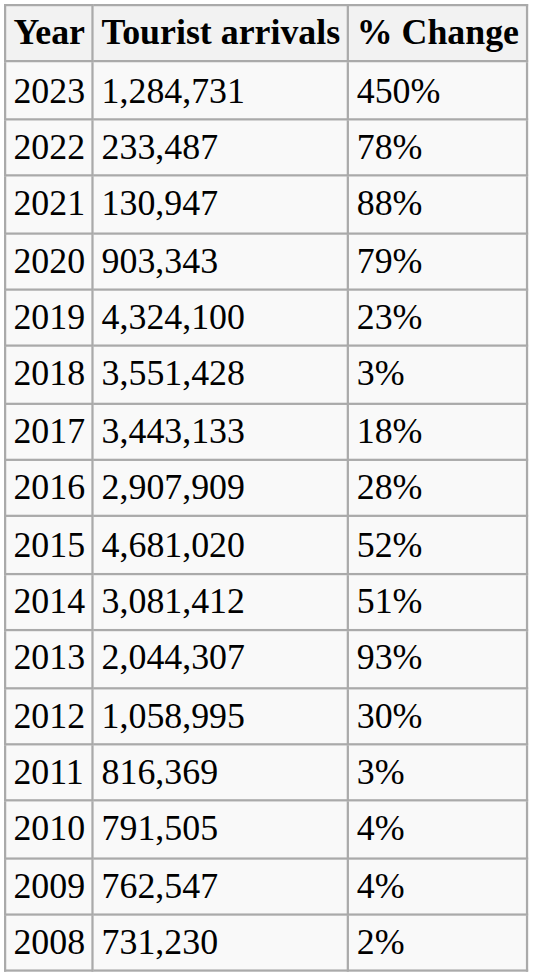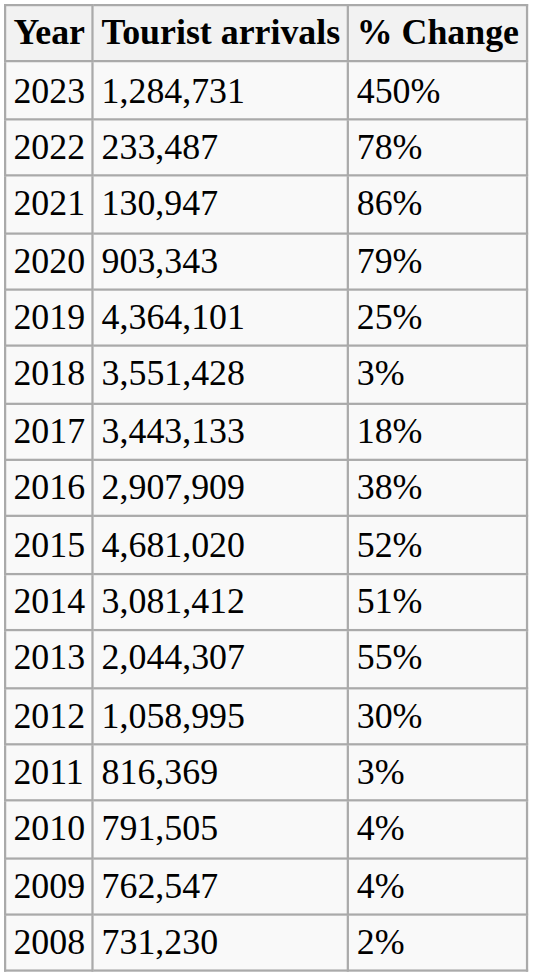(390, 203) 88% -> (390, 203) 86%
(173, 317) 4,324,100 -> (173, 317) 4,364,101
(390, 317) 23% -> (390, 317) 25%
(390, 487) 28% -> (390, 487) 38%
(390, 658) 93% -> (390, 658) 55%
